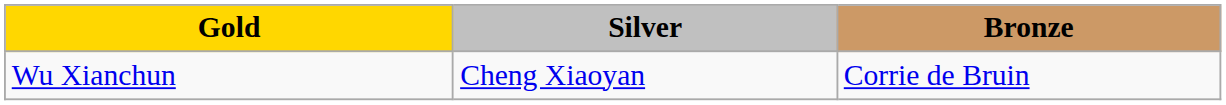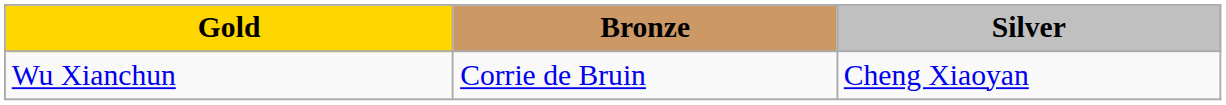columns swapped: (645, 27) <-> (1029, 27)
